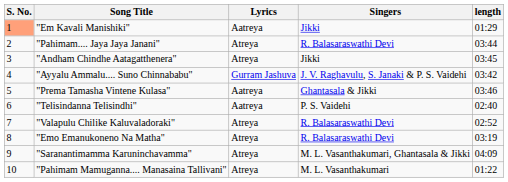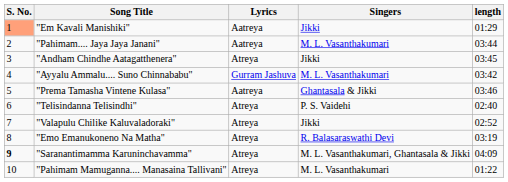(245, 43) Atreya -> (247, 43) Aatreya
(347, 43) R. Balasaraswathi Devi -> (345, 43) M. L. Vasanthakumari
(384, 75) J. V. Raghavulu, S. Janaki & P. S. Vaidehi -> (345, 75) M. L. Vasanthakumari
(247, 106) Aatreya -> (245, 106) Atreya
(347, 122) R. Balasaraswathi Devi -> (310, 122) Jikki
(9, 153) normal -> (9, 153) bold
